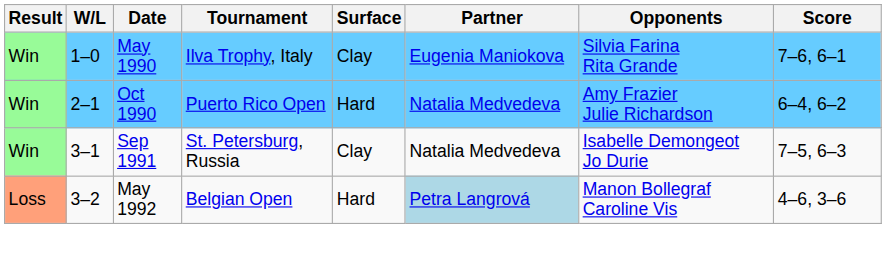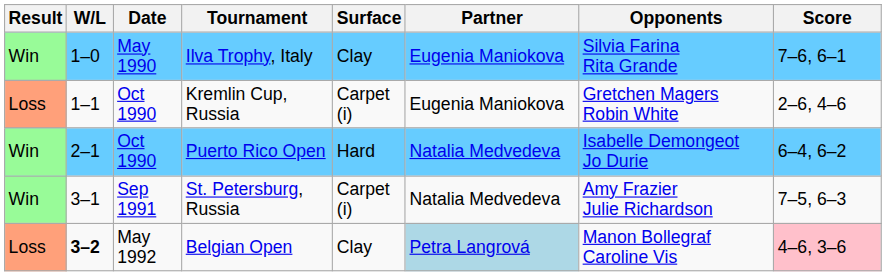+ row: (237, 103)
(648, 103) Amy Frazier Julie Richardson -> (661, 151) Isabelle Demongeot Jo Durie
(354, 151) Clay -> (363, 199) Carpet (i)
(661, 151) Isabelle Demongeot Jo Durie -> (648, 199) Amy Frazier Julie Richardson
(85, 199) normal -> (85, 247) bold
(356, 199) Hard -> (354, 247) Clay
(812, 199) no background -> (812, 247) pink background
